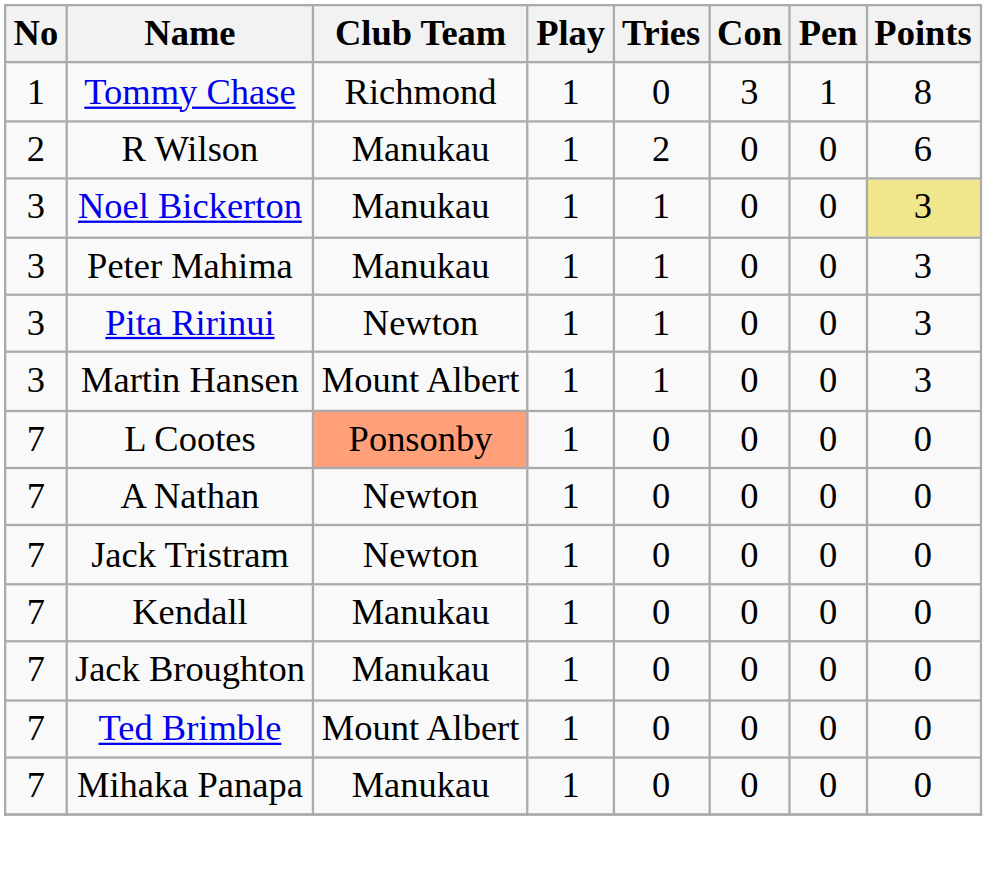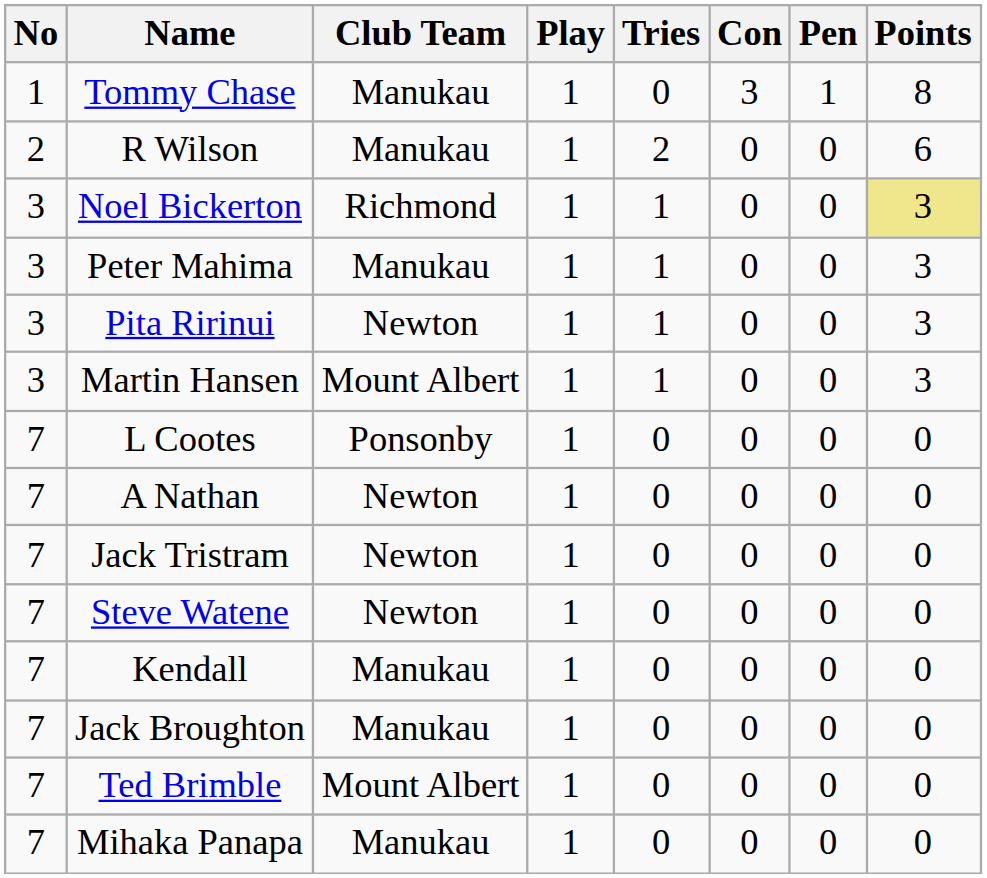(421, 91) Richmond -> (421, 91) Manukau
(421, 206) Manukau -> (421, 206) Richmond
(421, 438) lightsalmon background -> (421, 438) no background
+ row: (190, 611)
